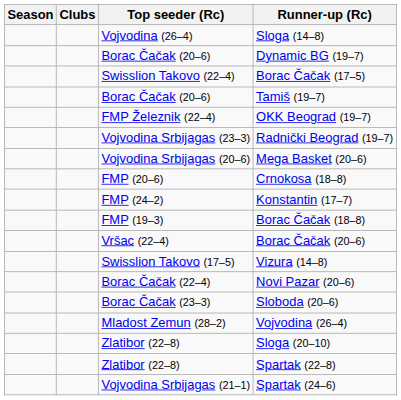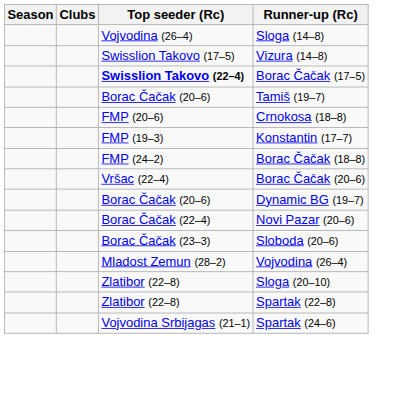rows swapped: (292, 261) <-> (310, 55)
(168, 76) normal -> (173, 76) bold
- row: (313, 117)
- row: (325, 138)
- row: (311, 158)
(132, 199) FMP (24–2) -> (132, 138) FMP (19–3)
(132, 220) FMP (19–3) -> (132, 158) FMP (24–2)
